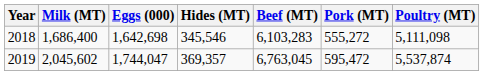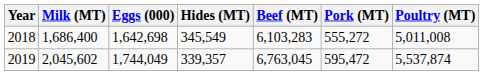(203, 37) 345,546 -> (203, 37) 345,549
(423, 37) 5,111,098 -> (423, 37) 5,011,008
(140, 59) 1,744,047 -> (140, 59) 1,744,049
(203, 59) 369,357 -> (203, 59) 339,357
